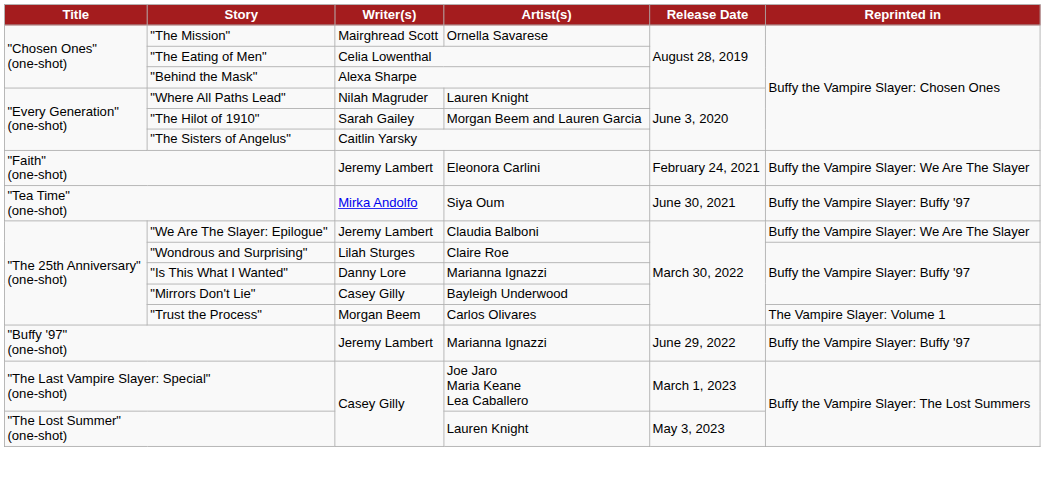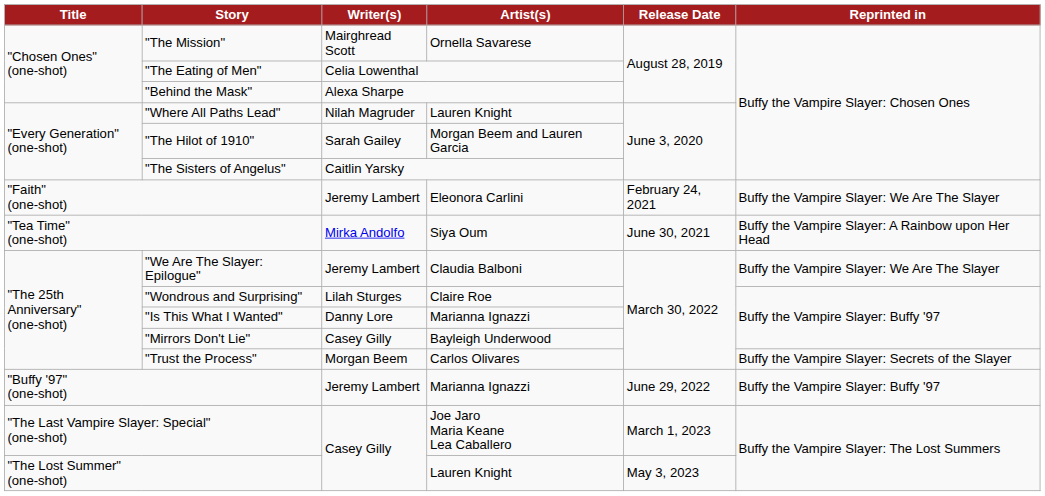(869, 203) Buffy the Vampire Slayer: Buffy '97 -> (874, 233) Buffy the Vampire Slayer: A Rainbow upon Her Head
(857, 314) The Vampire Slayer: Volume 1 -> (875, 359) Buffy the Vampire Slayer: Secrets of the Slayer
